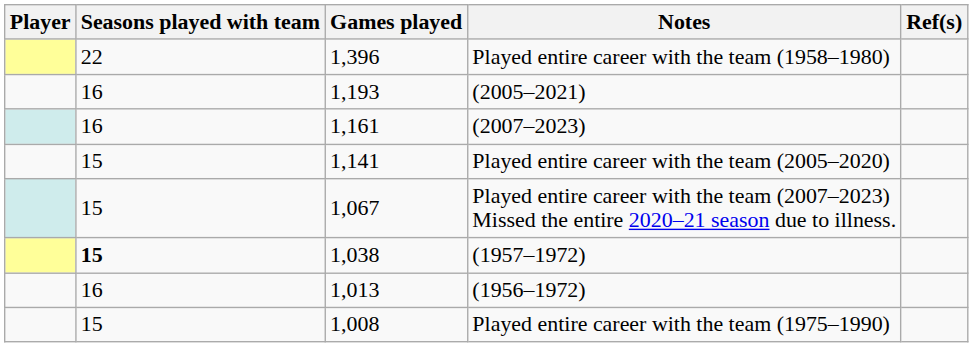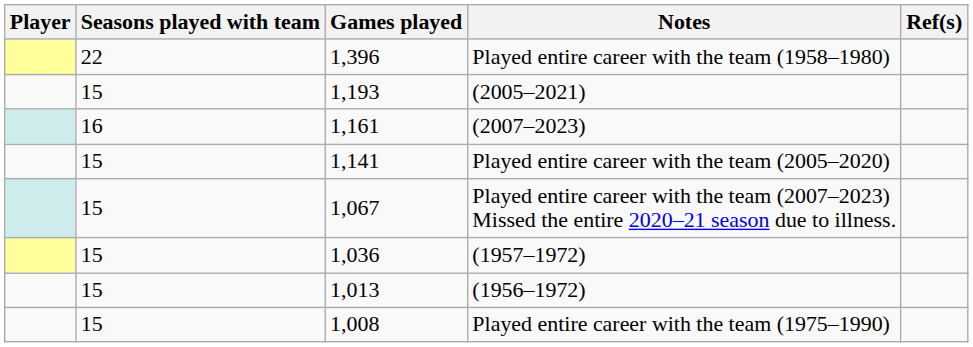(92, 91) 16 -> (92, 91) 15
(92, 255) bold -> (92, 255) normal
(355, 255) 1,038 -> (355, 255) 1,036
(92, 289) 16 -> (92, 289) 15
